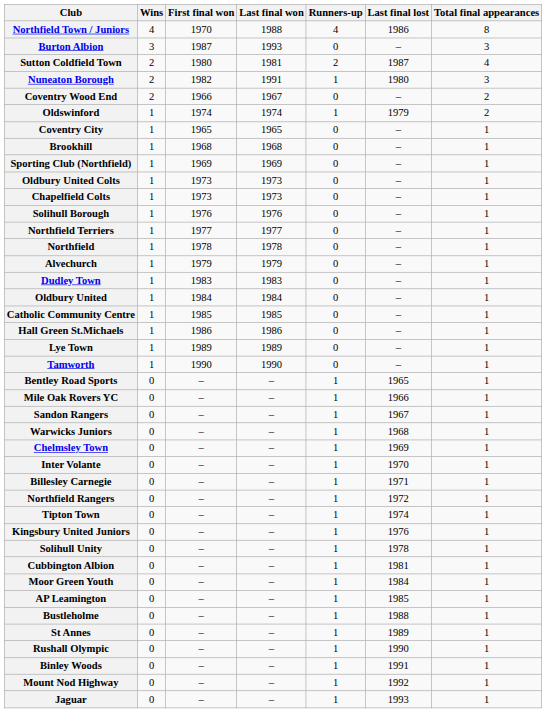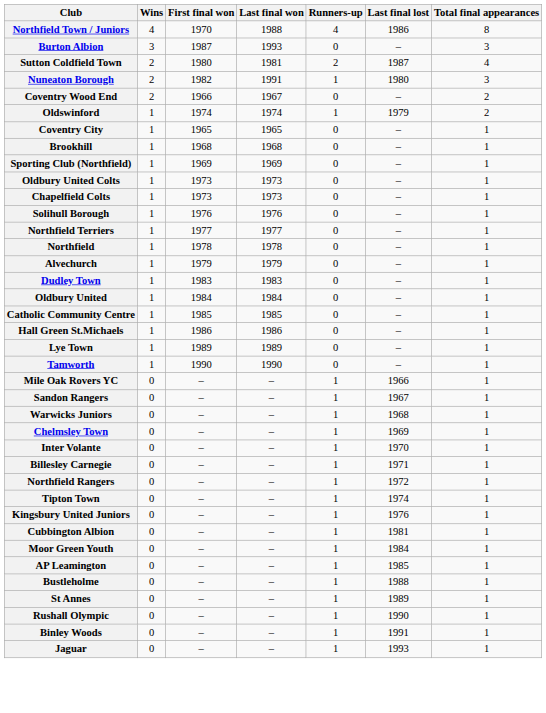- row: (71, 381)
- row: (71, 548)
- row: (71, 682)
